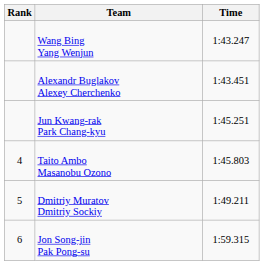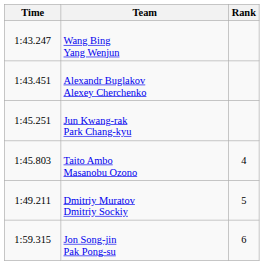columns swapped: (20, 12) <-> (231, 12)
